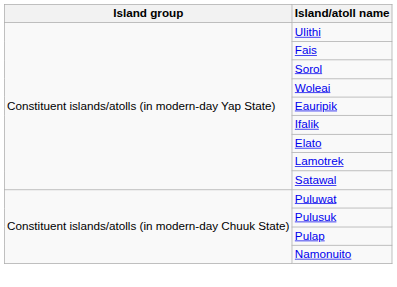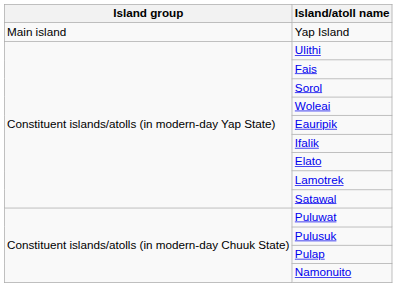+ row: (322, 32)
